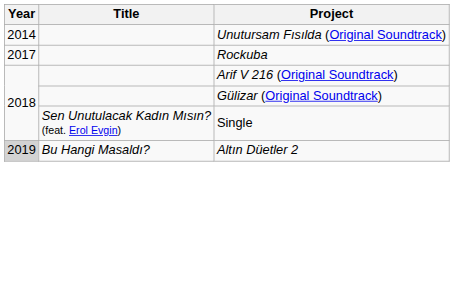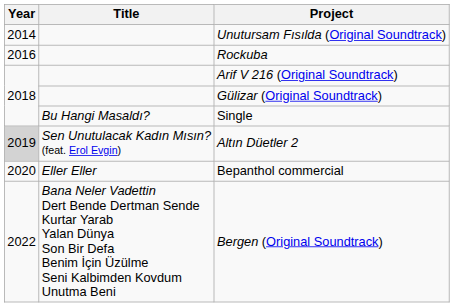(22, 55) 2017 -> (22, 55) 2016
(126, 123) Sen Unutulacak Kadın Mısın? (feat. Erol Evgin) -> (96, 116) Bu Hangi Masaldı?
(96, 150) Bu Hangi Masaldı? -> (126, 143) Sen Unutulacak Kadın Mısın? (feat. Erol Evgin)
+ row: (280, 171)
+ row: (300, 241)
